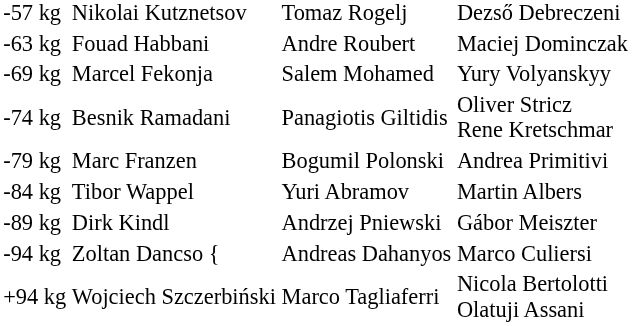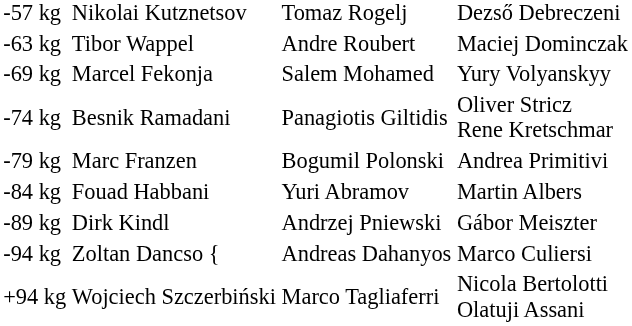(141, 43) Fouad Habbani -> (133, 43) Tibor Wappel
(133, 191) Tibor Wappel -> (141, 191) Fouad Habbani
